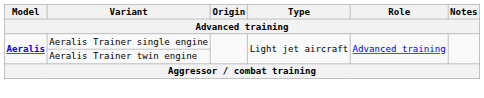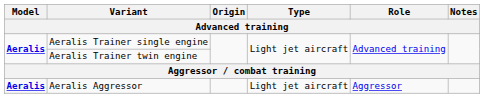+ row: (96, 86)
